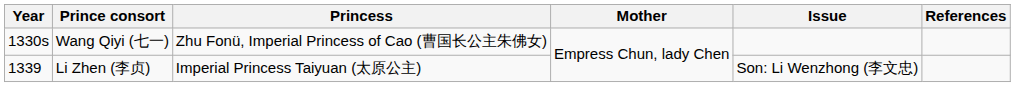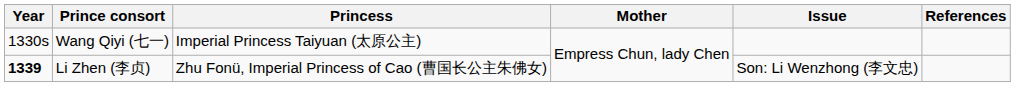(361, 41) Zhu Fonü, Imperial Princess of Cao (曹国长公主朱佛女) -> (299, 41) Imperial Princess Taiyuan (太原公主)
(25, 68) normal -> (25, 68) bold
(299, 67) Imperial Princess Taiyuan (太原公主) -> (361, 67) Zhu Fonü, Imperial Princess of Cao (曹国长公主朱佛女)
